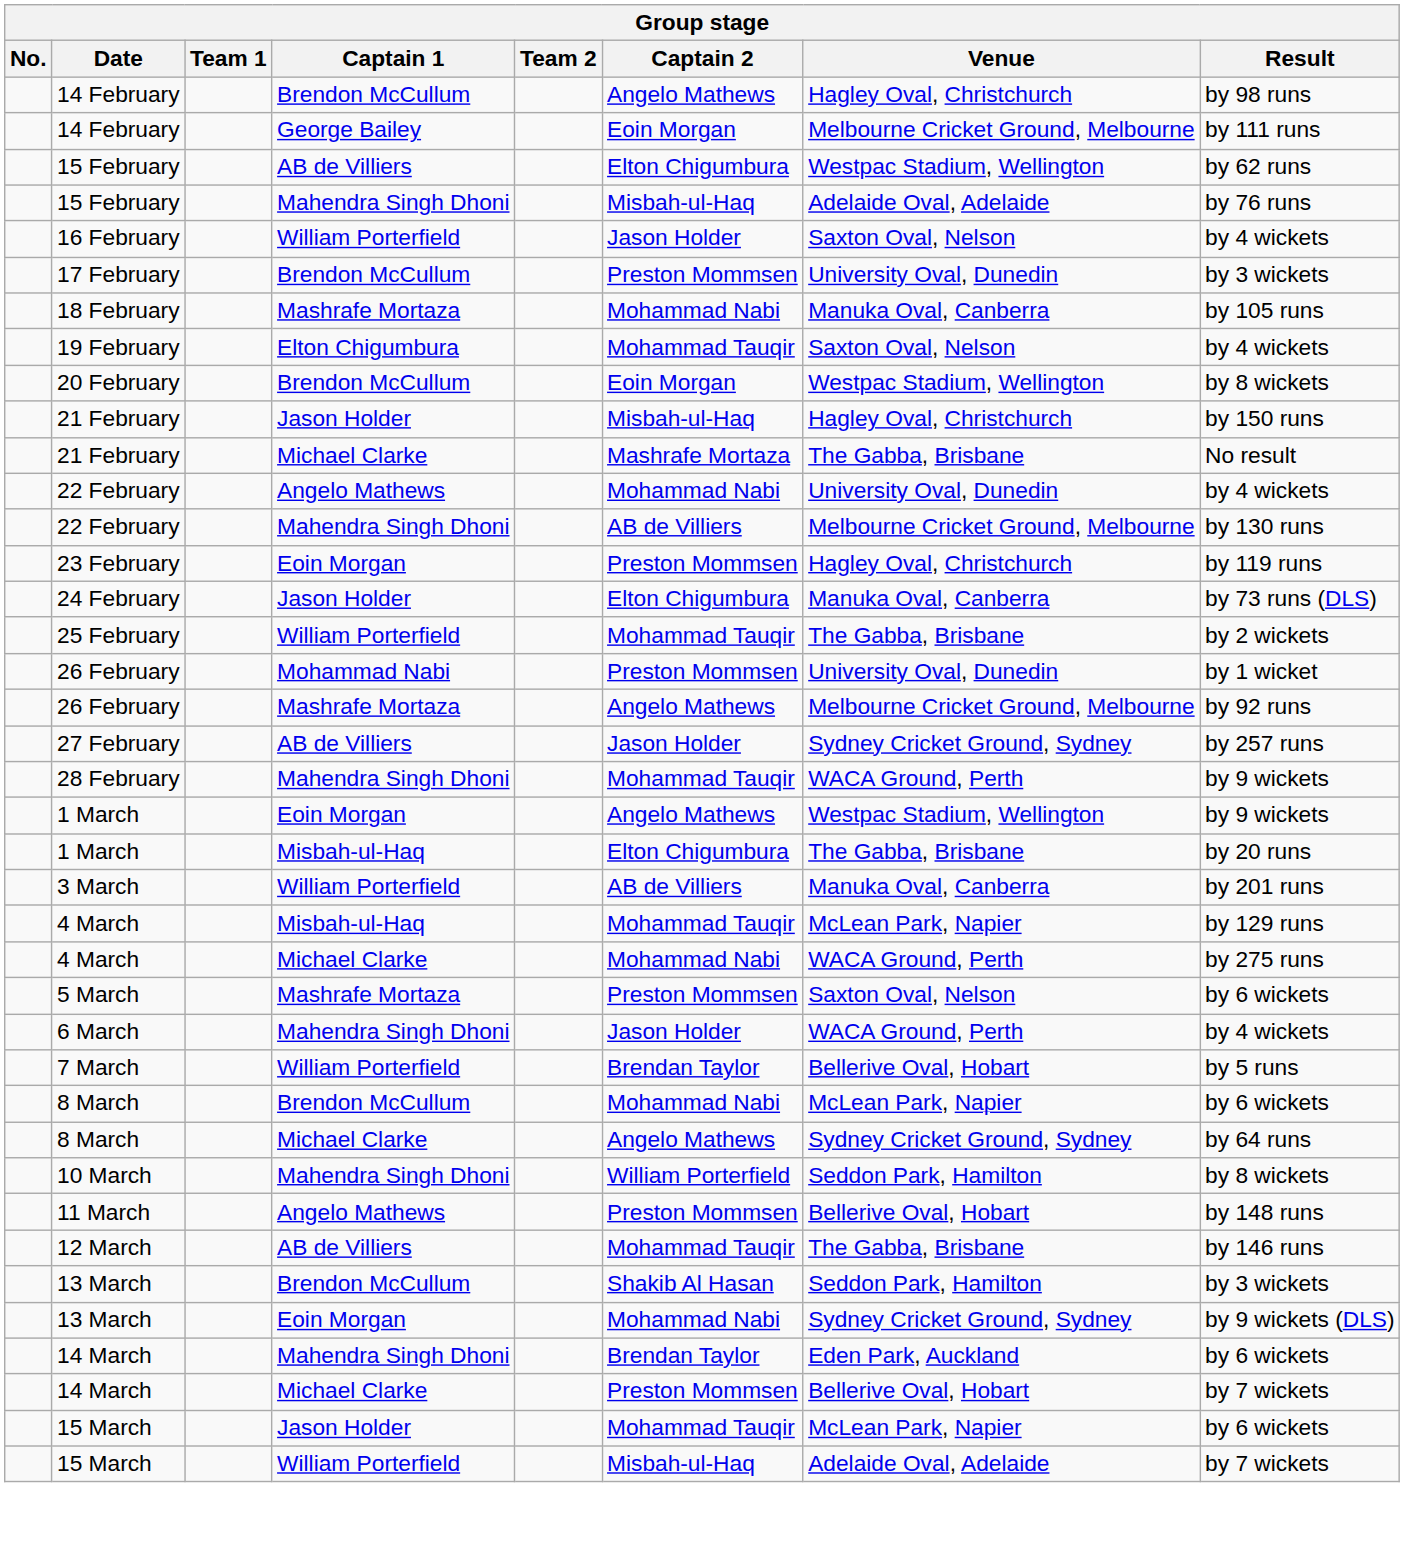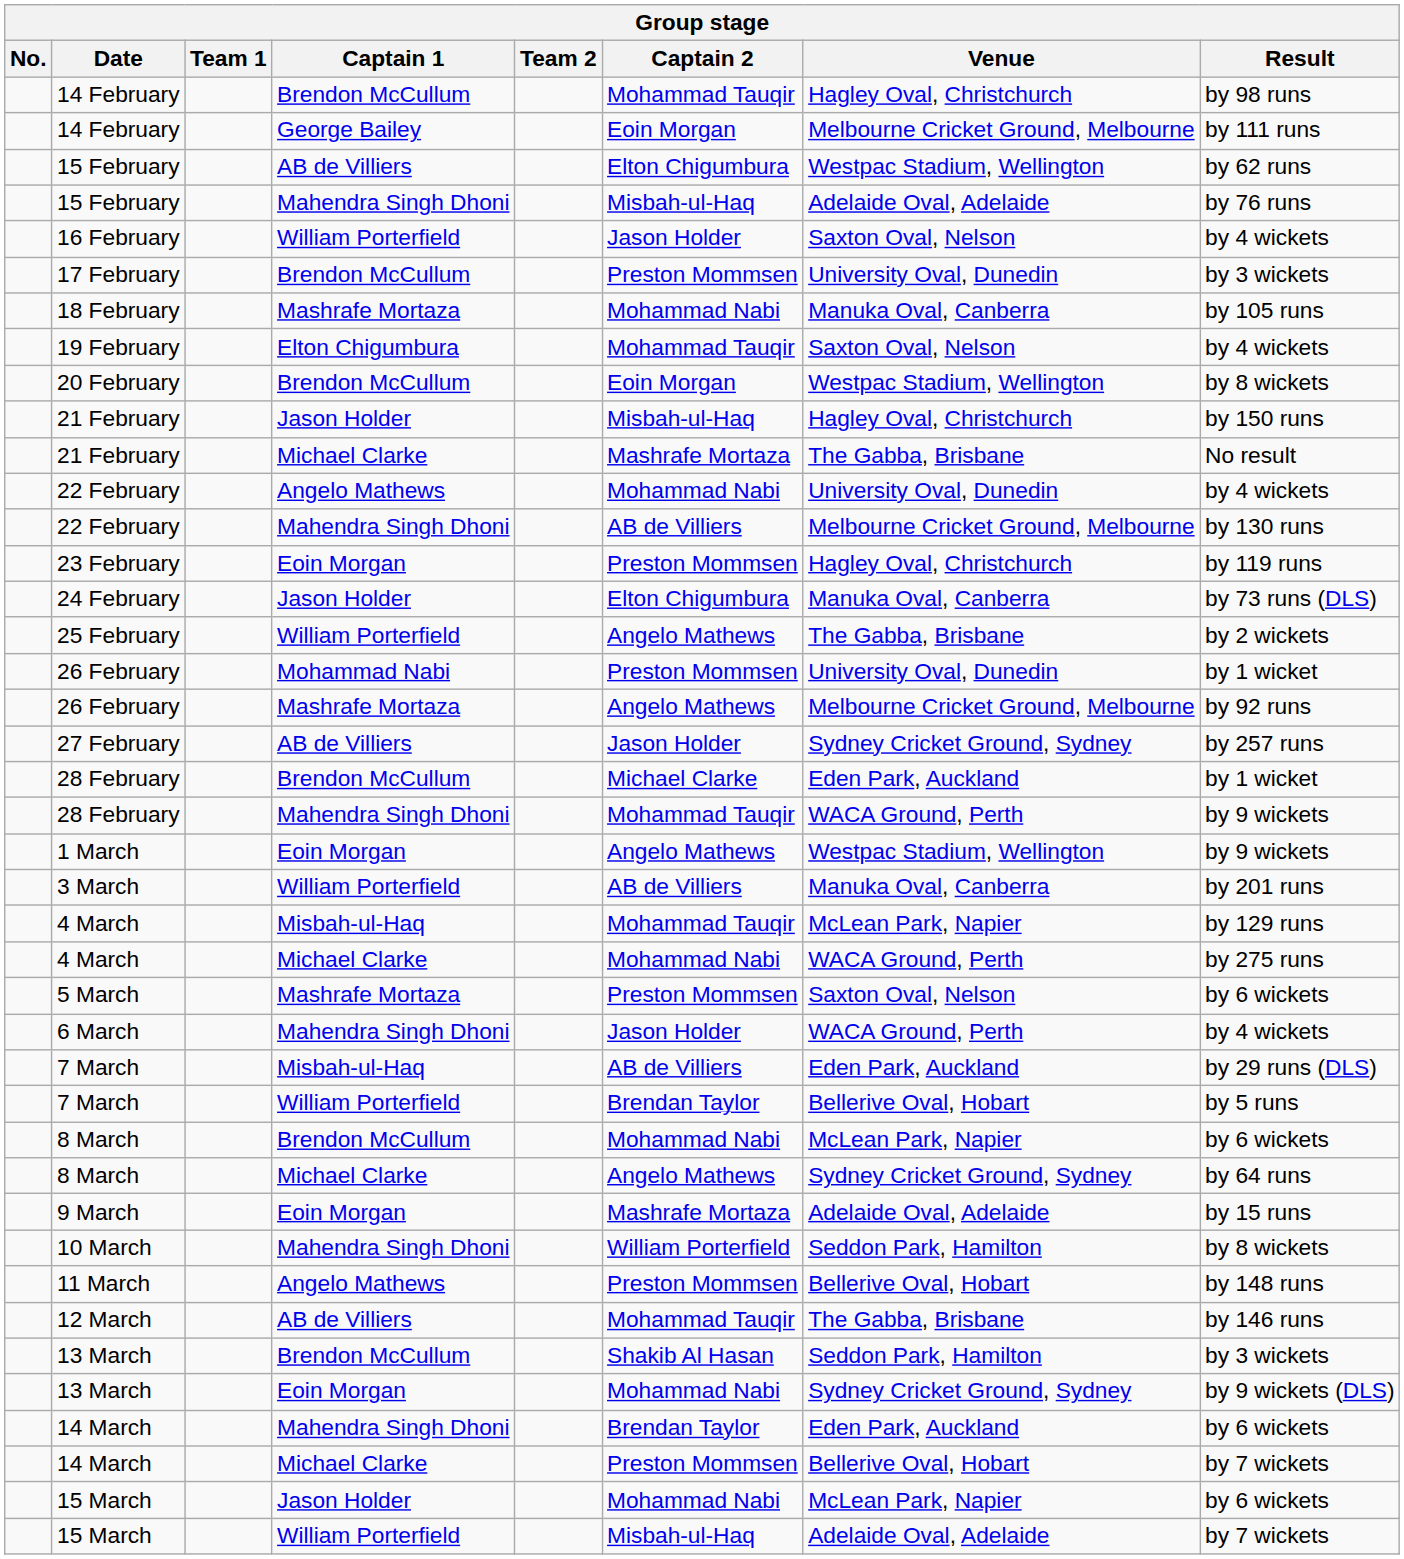(691, 94) Angelo Mathews -> (701, 94) Mohammad Tauqir
(701, 635) Mohammad Tauqir -> (691, 635) Angelo Mathews
+ row: (118, 779)
- row: (98, 851)
+ row: (98, 1067)
+ row: (98, 1211)
(701, 1427) Mohammad Tauqir -> (694, 1499) Mohammad Nabi
